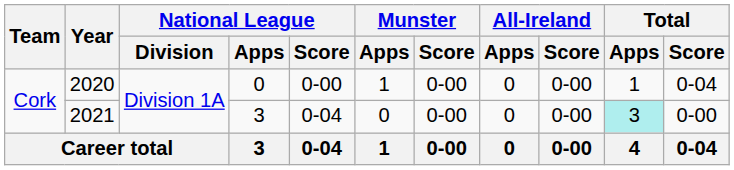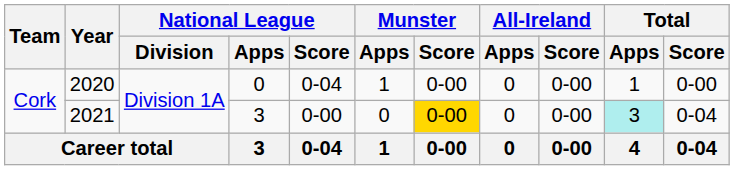(322, 84) 0-00 -> (322, 84) 0-04
(697, 84) 0-04 -> (697, 84) 0-00
(322, 116) 0-04 -> (322, 116) 0-00
(447, 116) no background -> (447, 116) gold background
(697, 116) 0-00 -> (697, 116) 0-04
